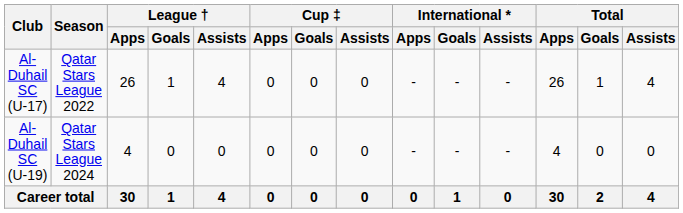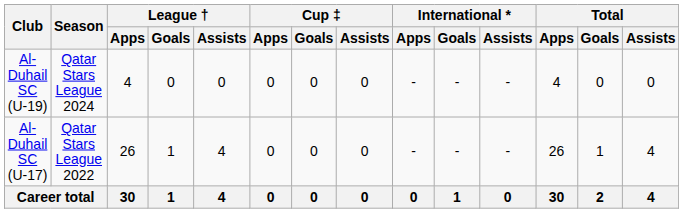rows swapped: (28, 83) <-> (28, 152)
